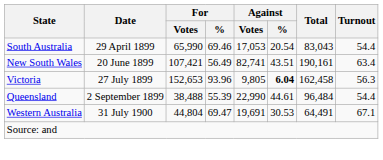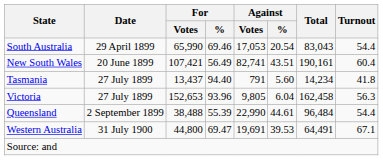(366, 63) 63.4 -> (366, 63) 60.4
+ row: (27, 79)
(285, 79) bold -> (285, 96) normal
(188, 113) 44,804 -> (188, 130) 44,800
(282, 113) 30.53 -> (282, 130) 39.53
